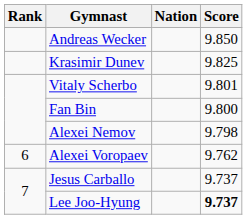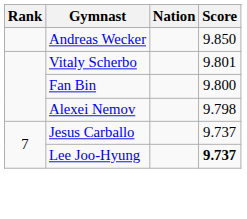- row: (97, 62)
- row: (98, 156)
